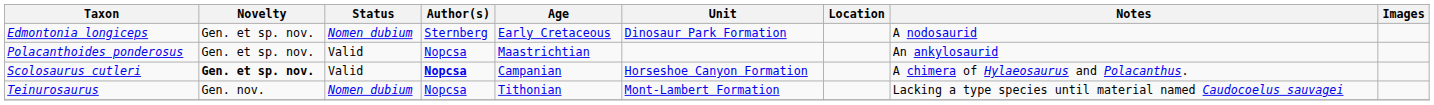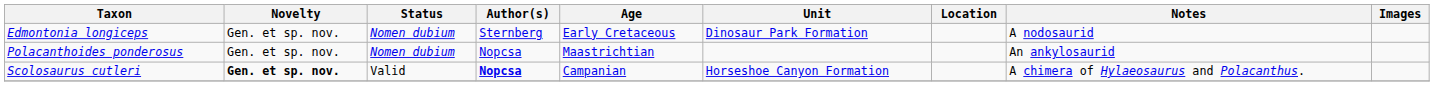(346, 52) Valid -> (412, 52) Nomen dubium
- row: (53, 90)
